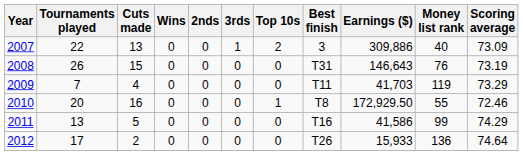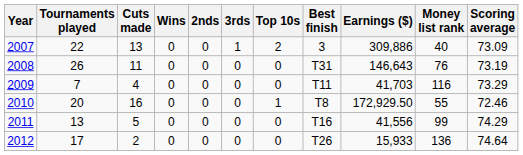(136, 66) 15 -> (136, 66) 11
(441, 85) 119 -> (441, 85) 116
(394, 123) 41,586 -> (394, 123) 41,556
